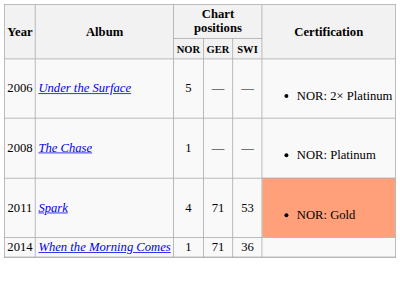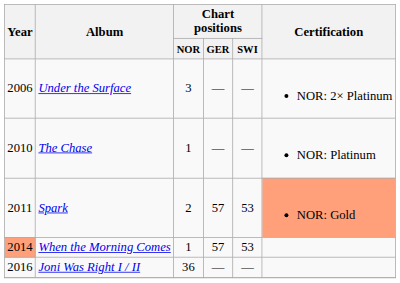(188, 88) 5 -> (188, 88) 3
(20, 148) 2008 -> (20, 148) 2010
(188, 207) 4 -> (188, 207) 2
(218, 207) 71 -> (218, 207) 57
(20, 247) no background -> (20, 247) lightsalmon background
(218, 247) 71 -> (218, 247) 57
(247, 247) 36 -> (247, 247) 53
+ row: (89, 267)
